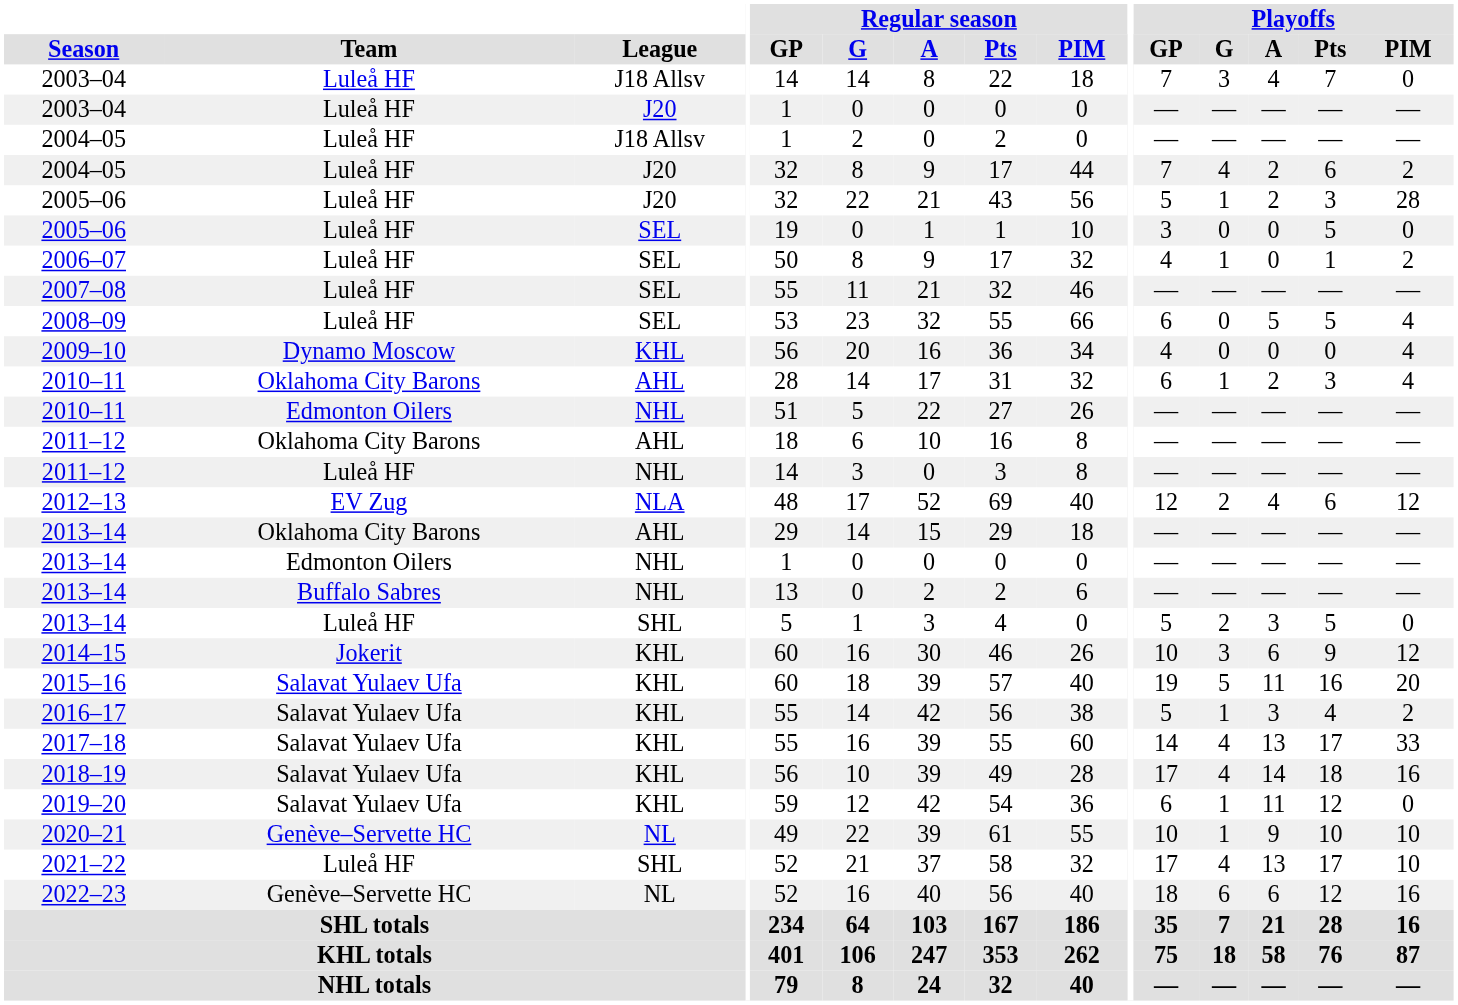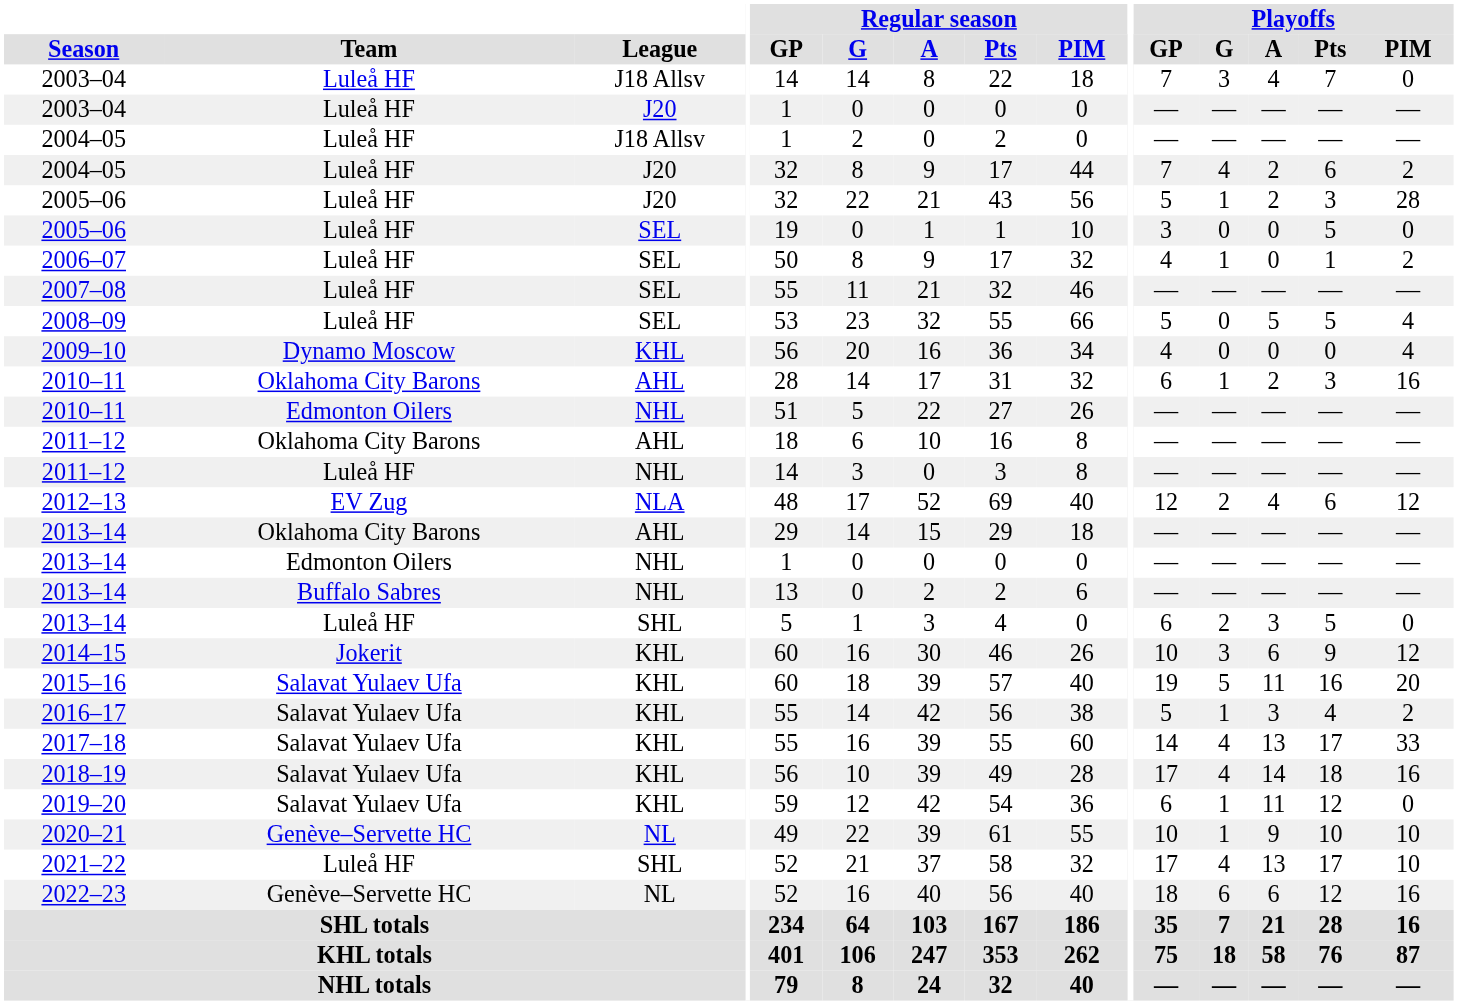(1166, 320) 6 -> (1166, 320) 5
(1408, 381) 4 -> (1408, 381) 16
(1166, 622) 5 -> (1166, 622) 6
